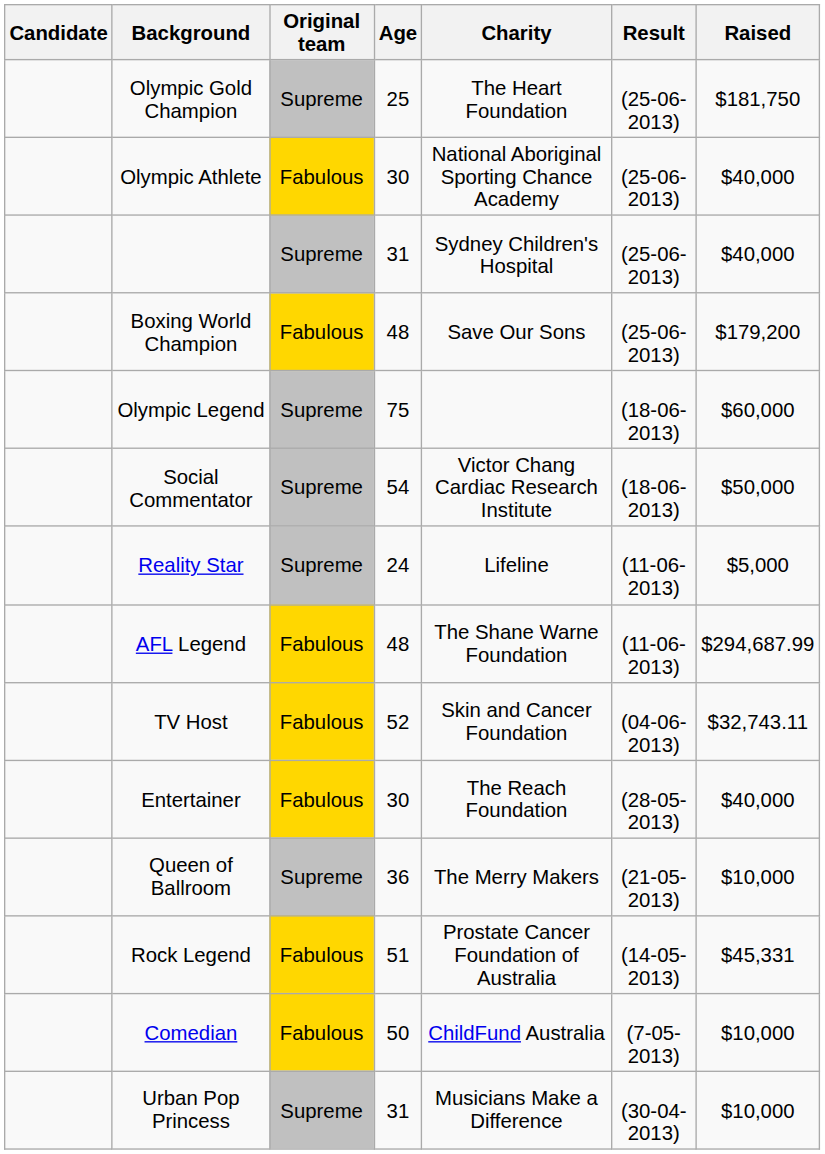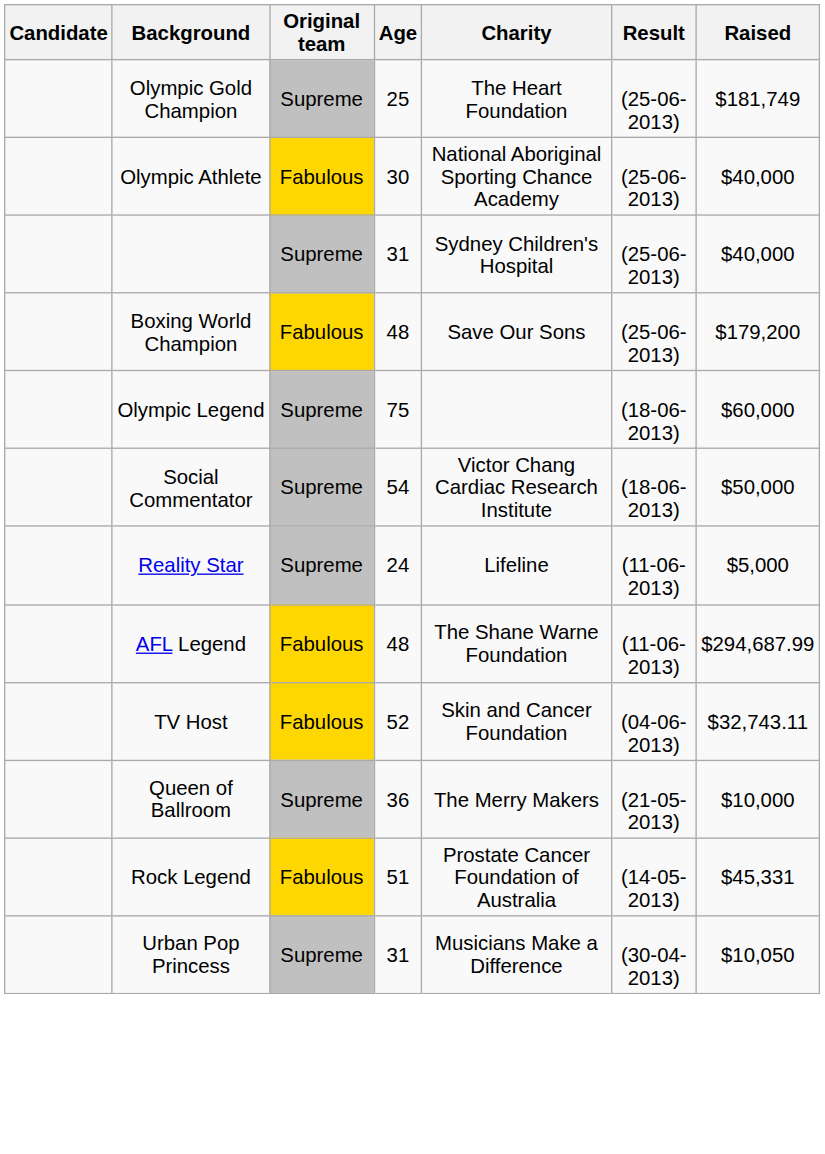(758, 99) $181,750 -> (758, 99) $181,749
- row: (191, 799)
- row: (191, 1032)
(758, 1110) $10,000 -> (758, 955) $10,050
